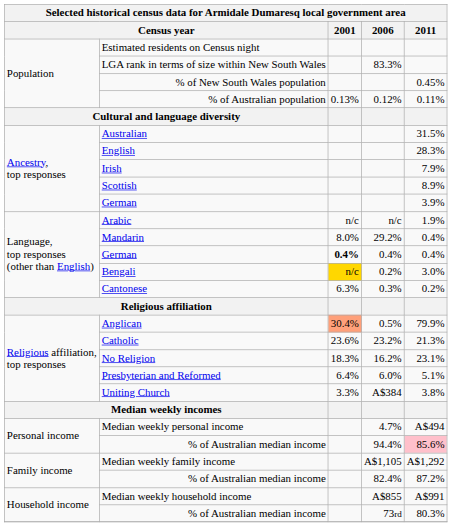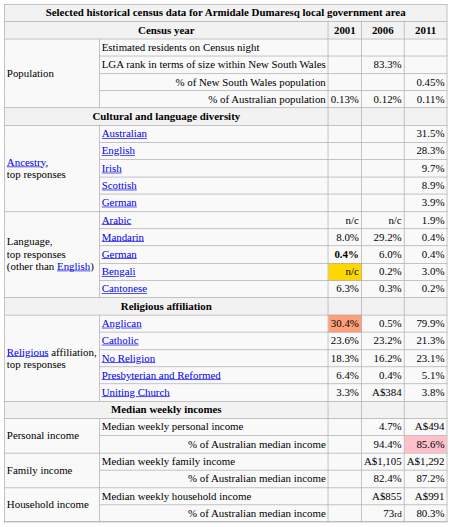(433, 168) 7.9% -> (433, 168) 9.7%
(389, 254) 0.4% -> (389, 254) 6.0%
(389, 375) 6.0% -> (389, 375) 0.4%
